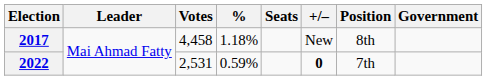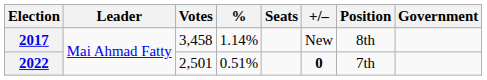(196, 39) 4,458 -> (196, 39) 3,458
(239, 39) 1.18% -> (239, 39) 1.14%
(196, 63) 2,531 -> (196, 63) 2,501
(239, 63) 0.59% -> (239, 63) 0.51%
